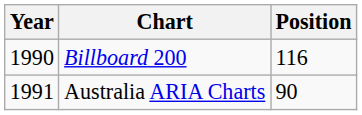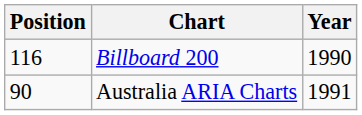columns swapped: (32, 22) <-> (313, 22)
